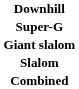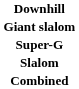rows swapped: (39, 26) <-> (39, 45)
